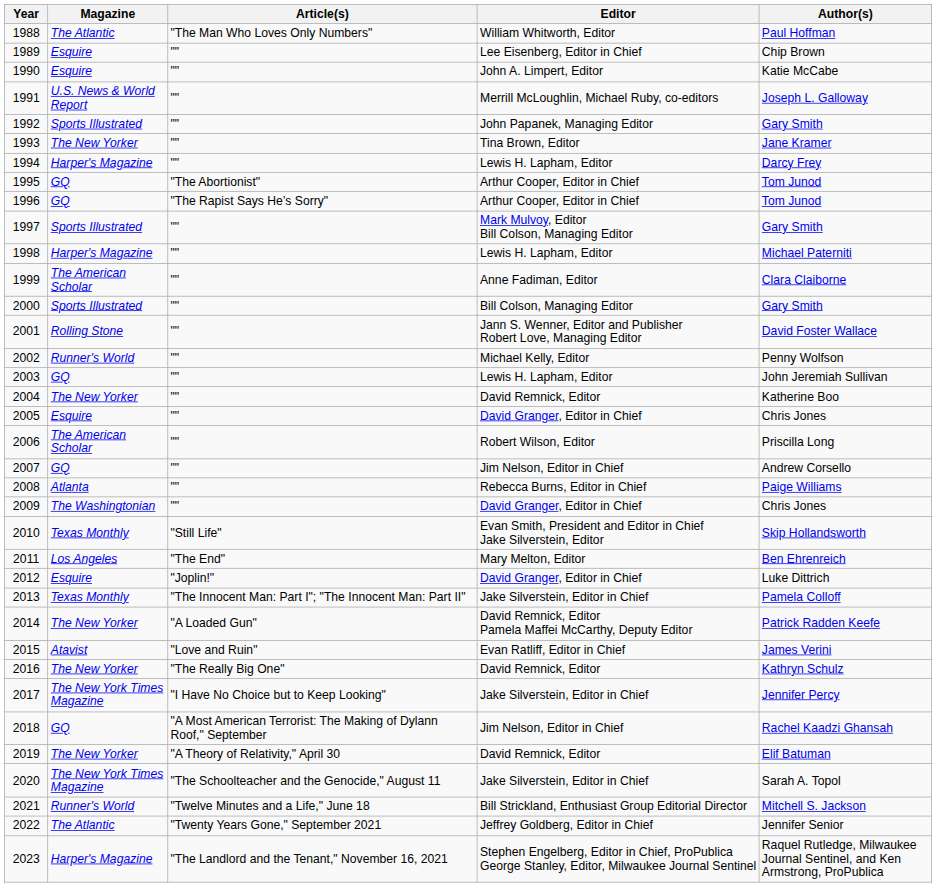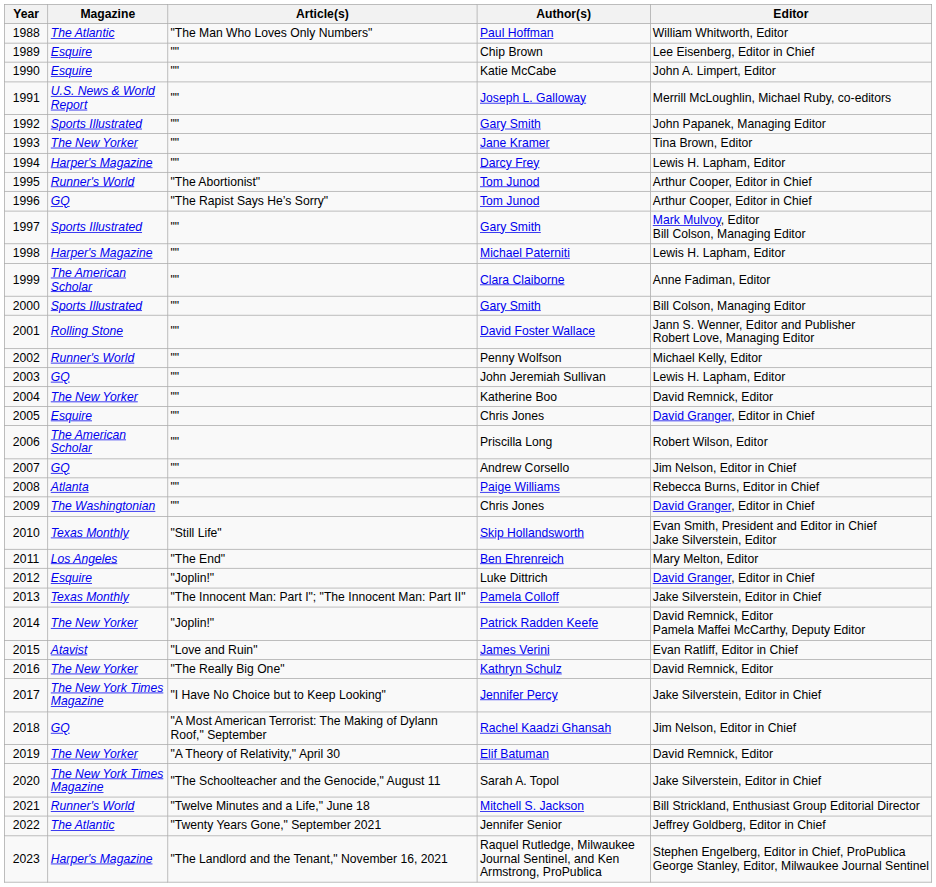columns swapped: (845, 14) <-> (618, 14)
(60, 182) GQ -> (92, 182) Runner's World
(214, 623) "A Loaded Gun" -> (192, 623) "Joplin!"
